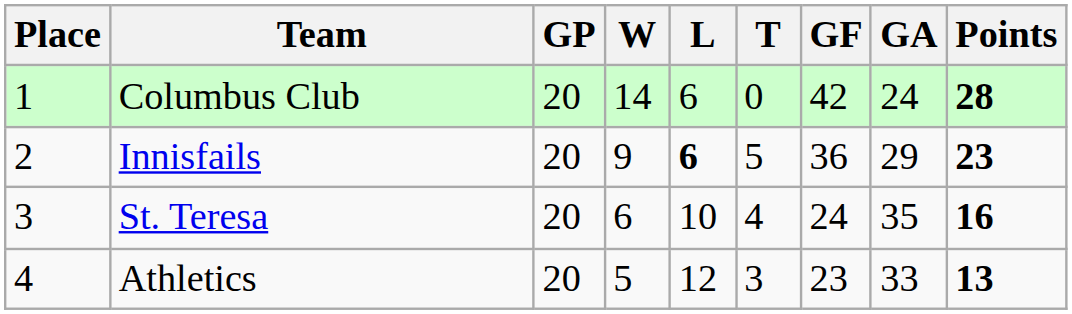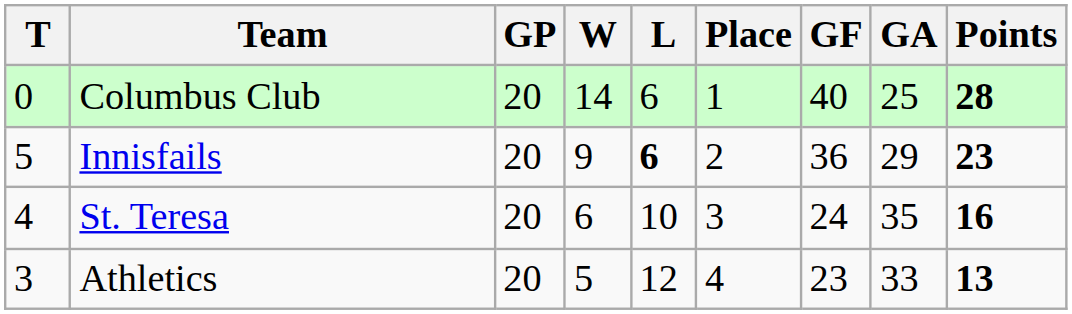columns swapped: (58, 34) <-> (768, 34)
(829, 95) 42 -> (829, 95) 40
(899, 95) 24 -> (899, 95) 25
